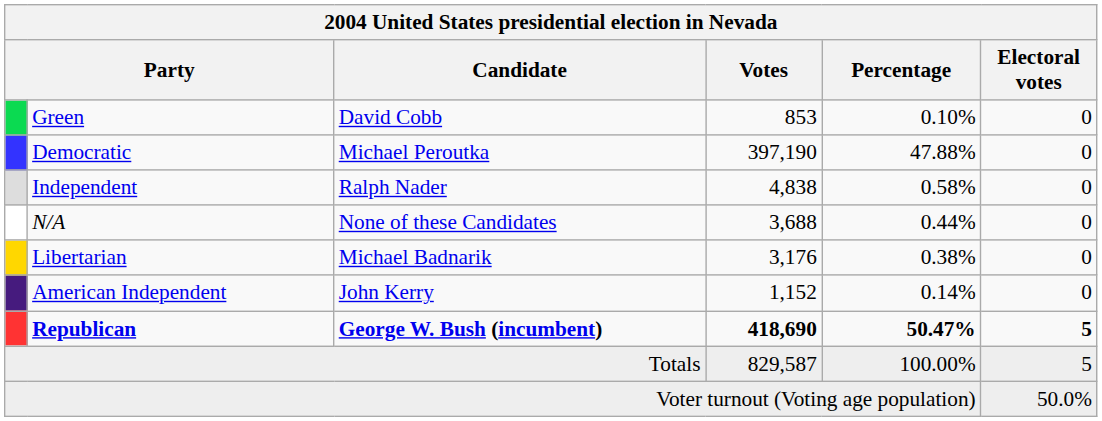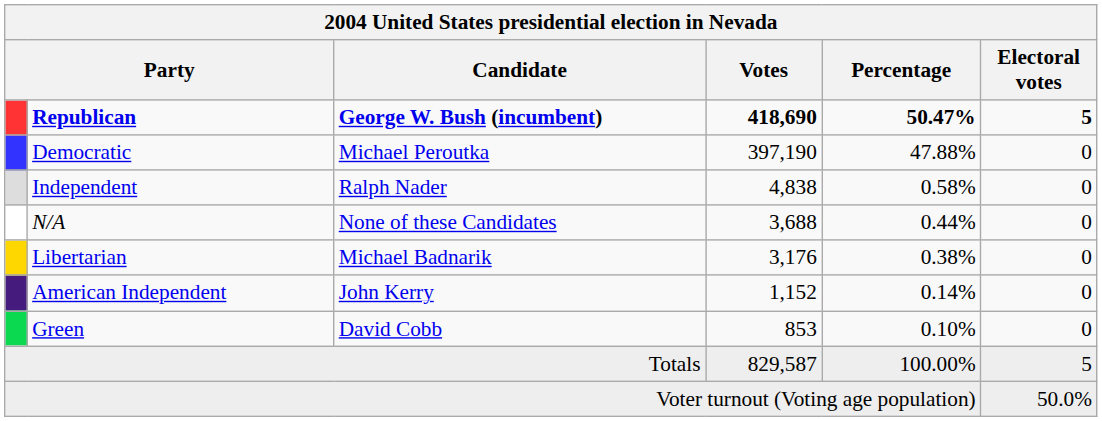rows swapped: (84, 328) <-> (58, 117)
